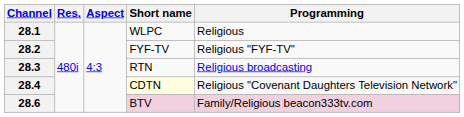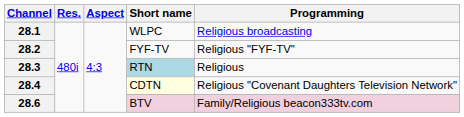(220, 31) Religious -> (255, 31) Religious broadcasting
(141, 67) no background -> (141, 67) lightblue background
(255, 67) Religious broadcasting -> (220, 67) Religious
